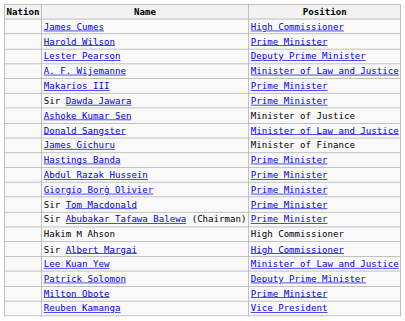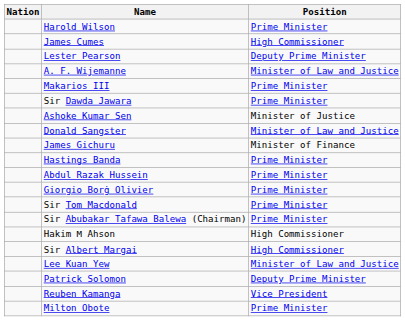rows swapped: (79, 41) <-> (74, 27)
rows swapped: (77, 294) <-> (82, 308)
